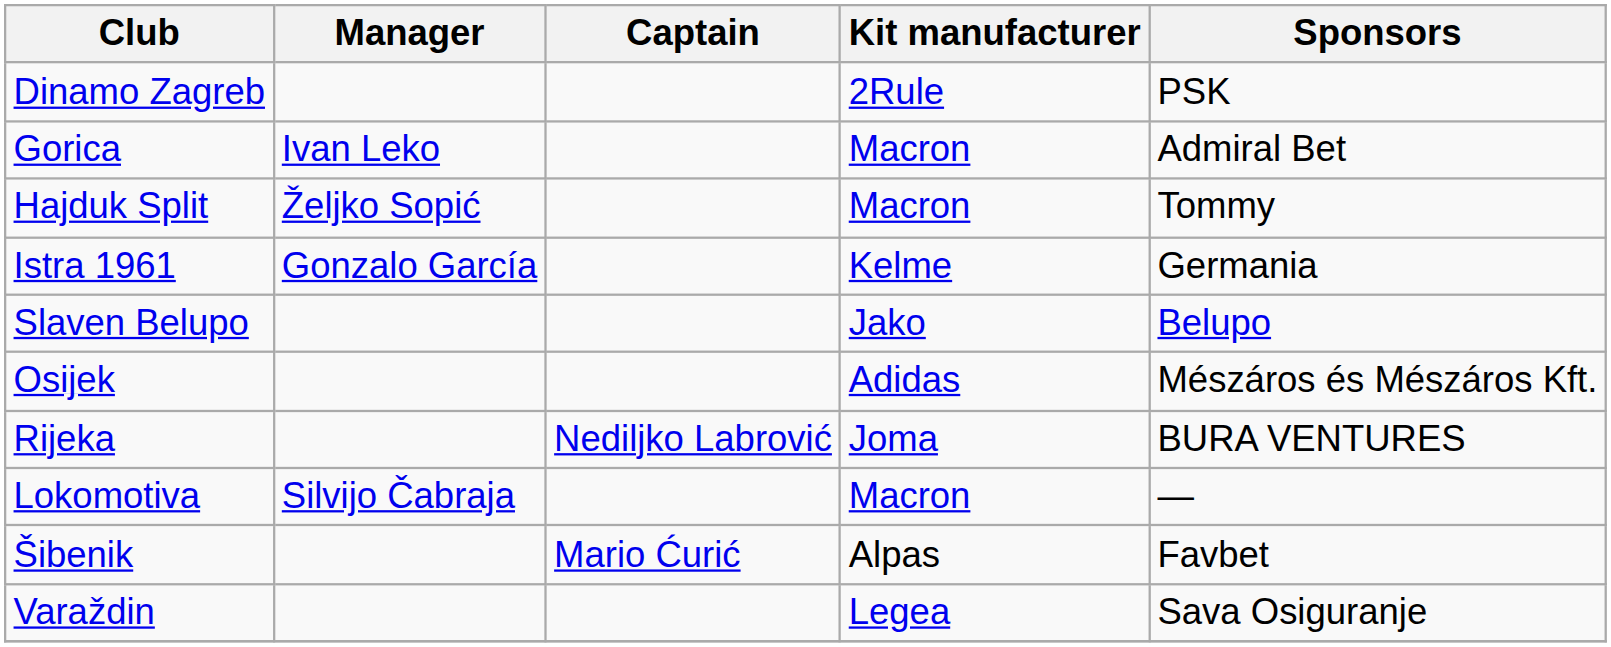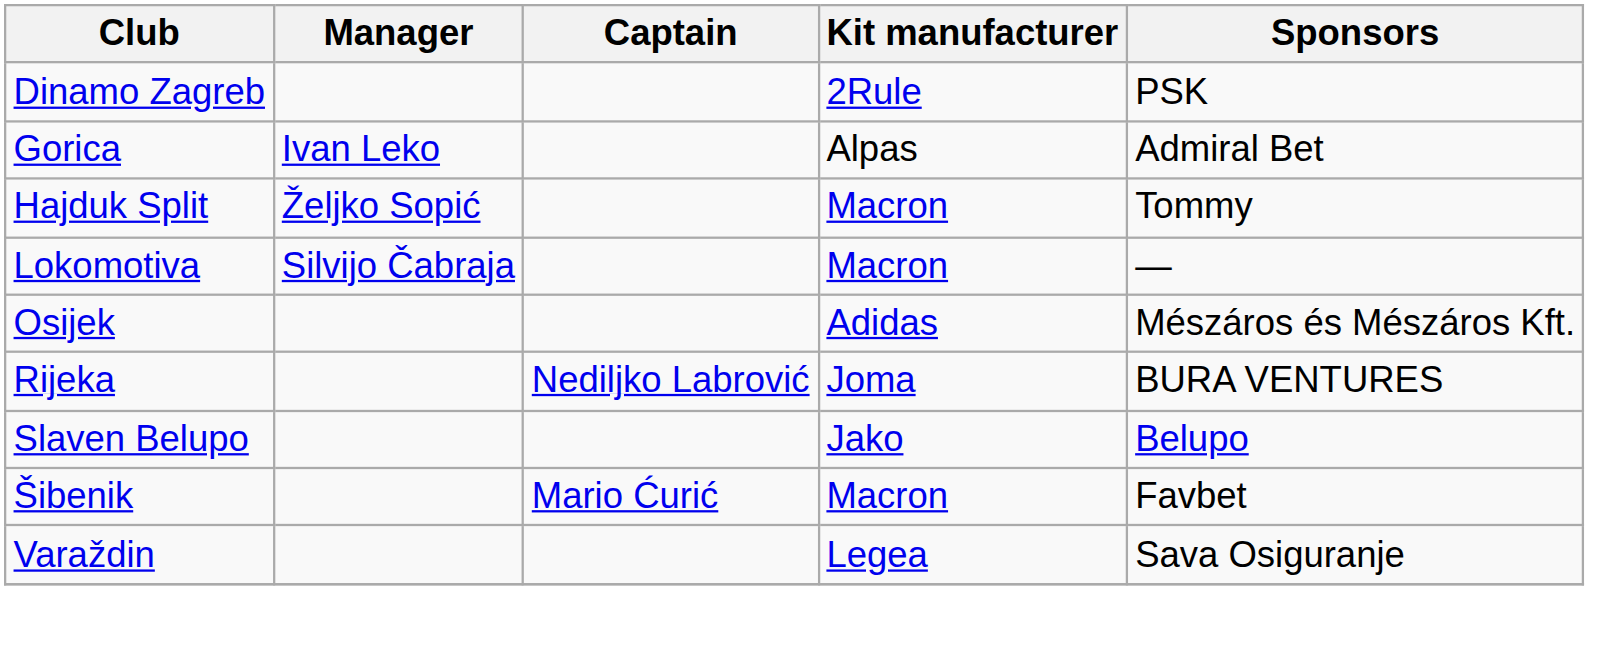(910, 149) Macron -> (872, 149) Alpas
- row: (95, 264)
rows swapped: (107, 496) <-> (131, 322)
(894, 554) Alpas -> (887, 496) Macron
